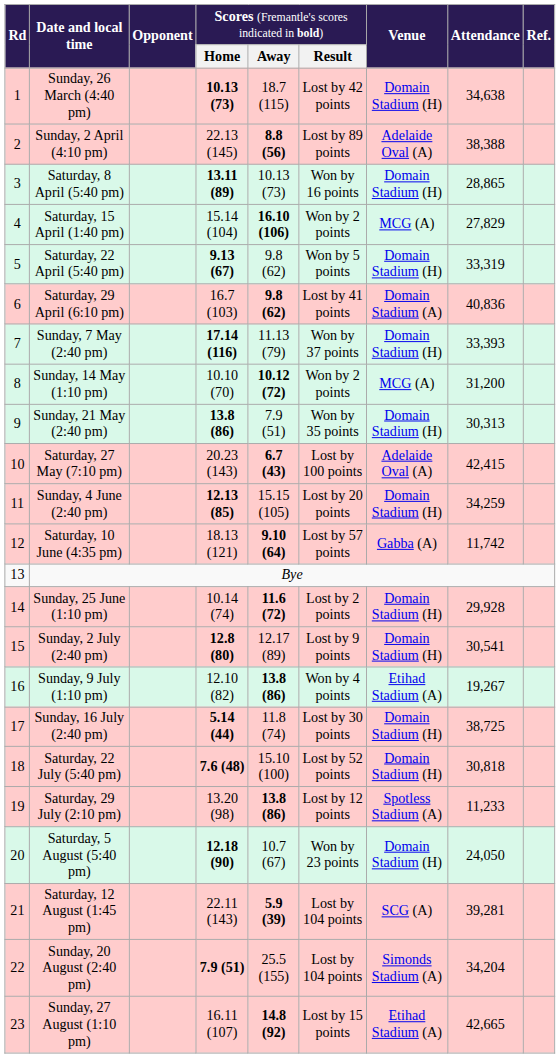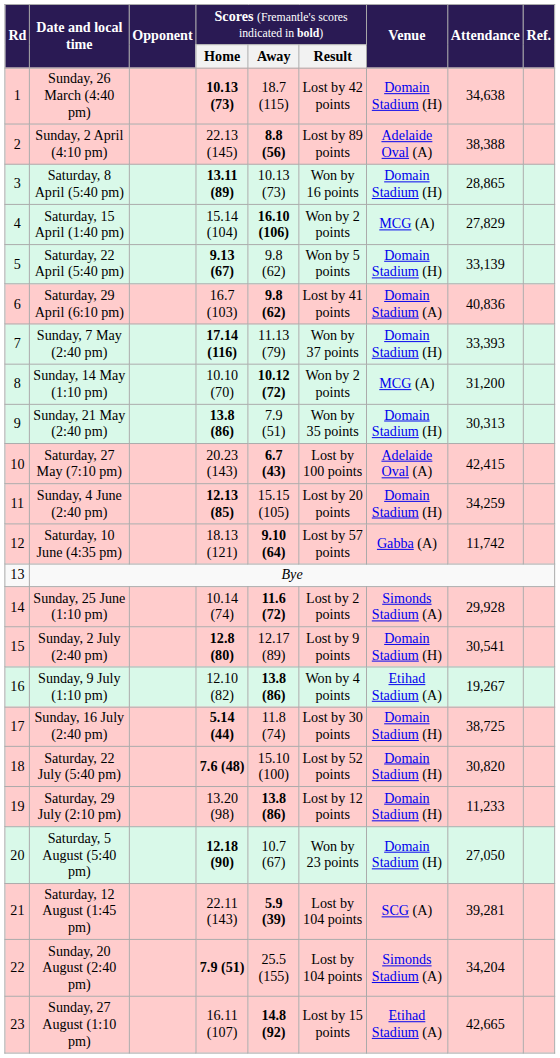(485, 264) 33,319 -> (485, 264) 33,139
(407, 607) Domain Stadium (H) -> (407, 607) Simonds Stadium (A)
(485, 766) 30,818 -> (485, 766) 30,820
(407, 806) Spotless Stadium (A) -> (407, 806) Domain Stadium (H)
(485, 855) 24,050 -> (485, 855) 27,050
